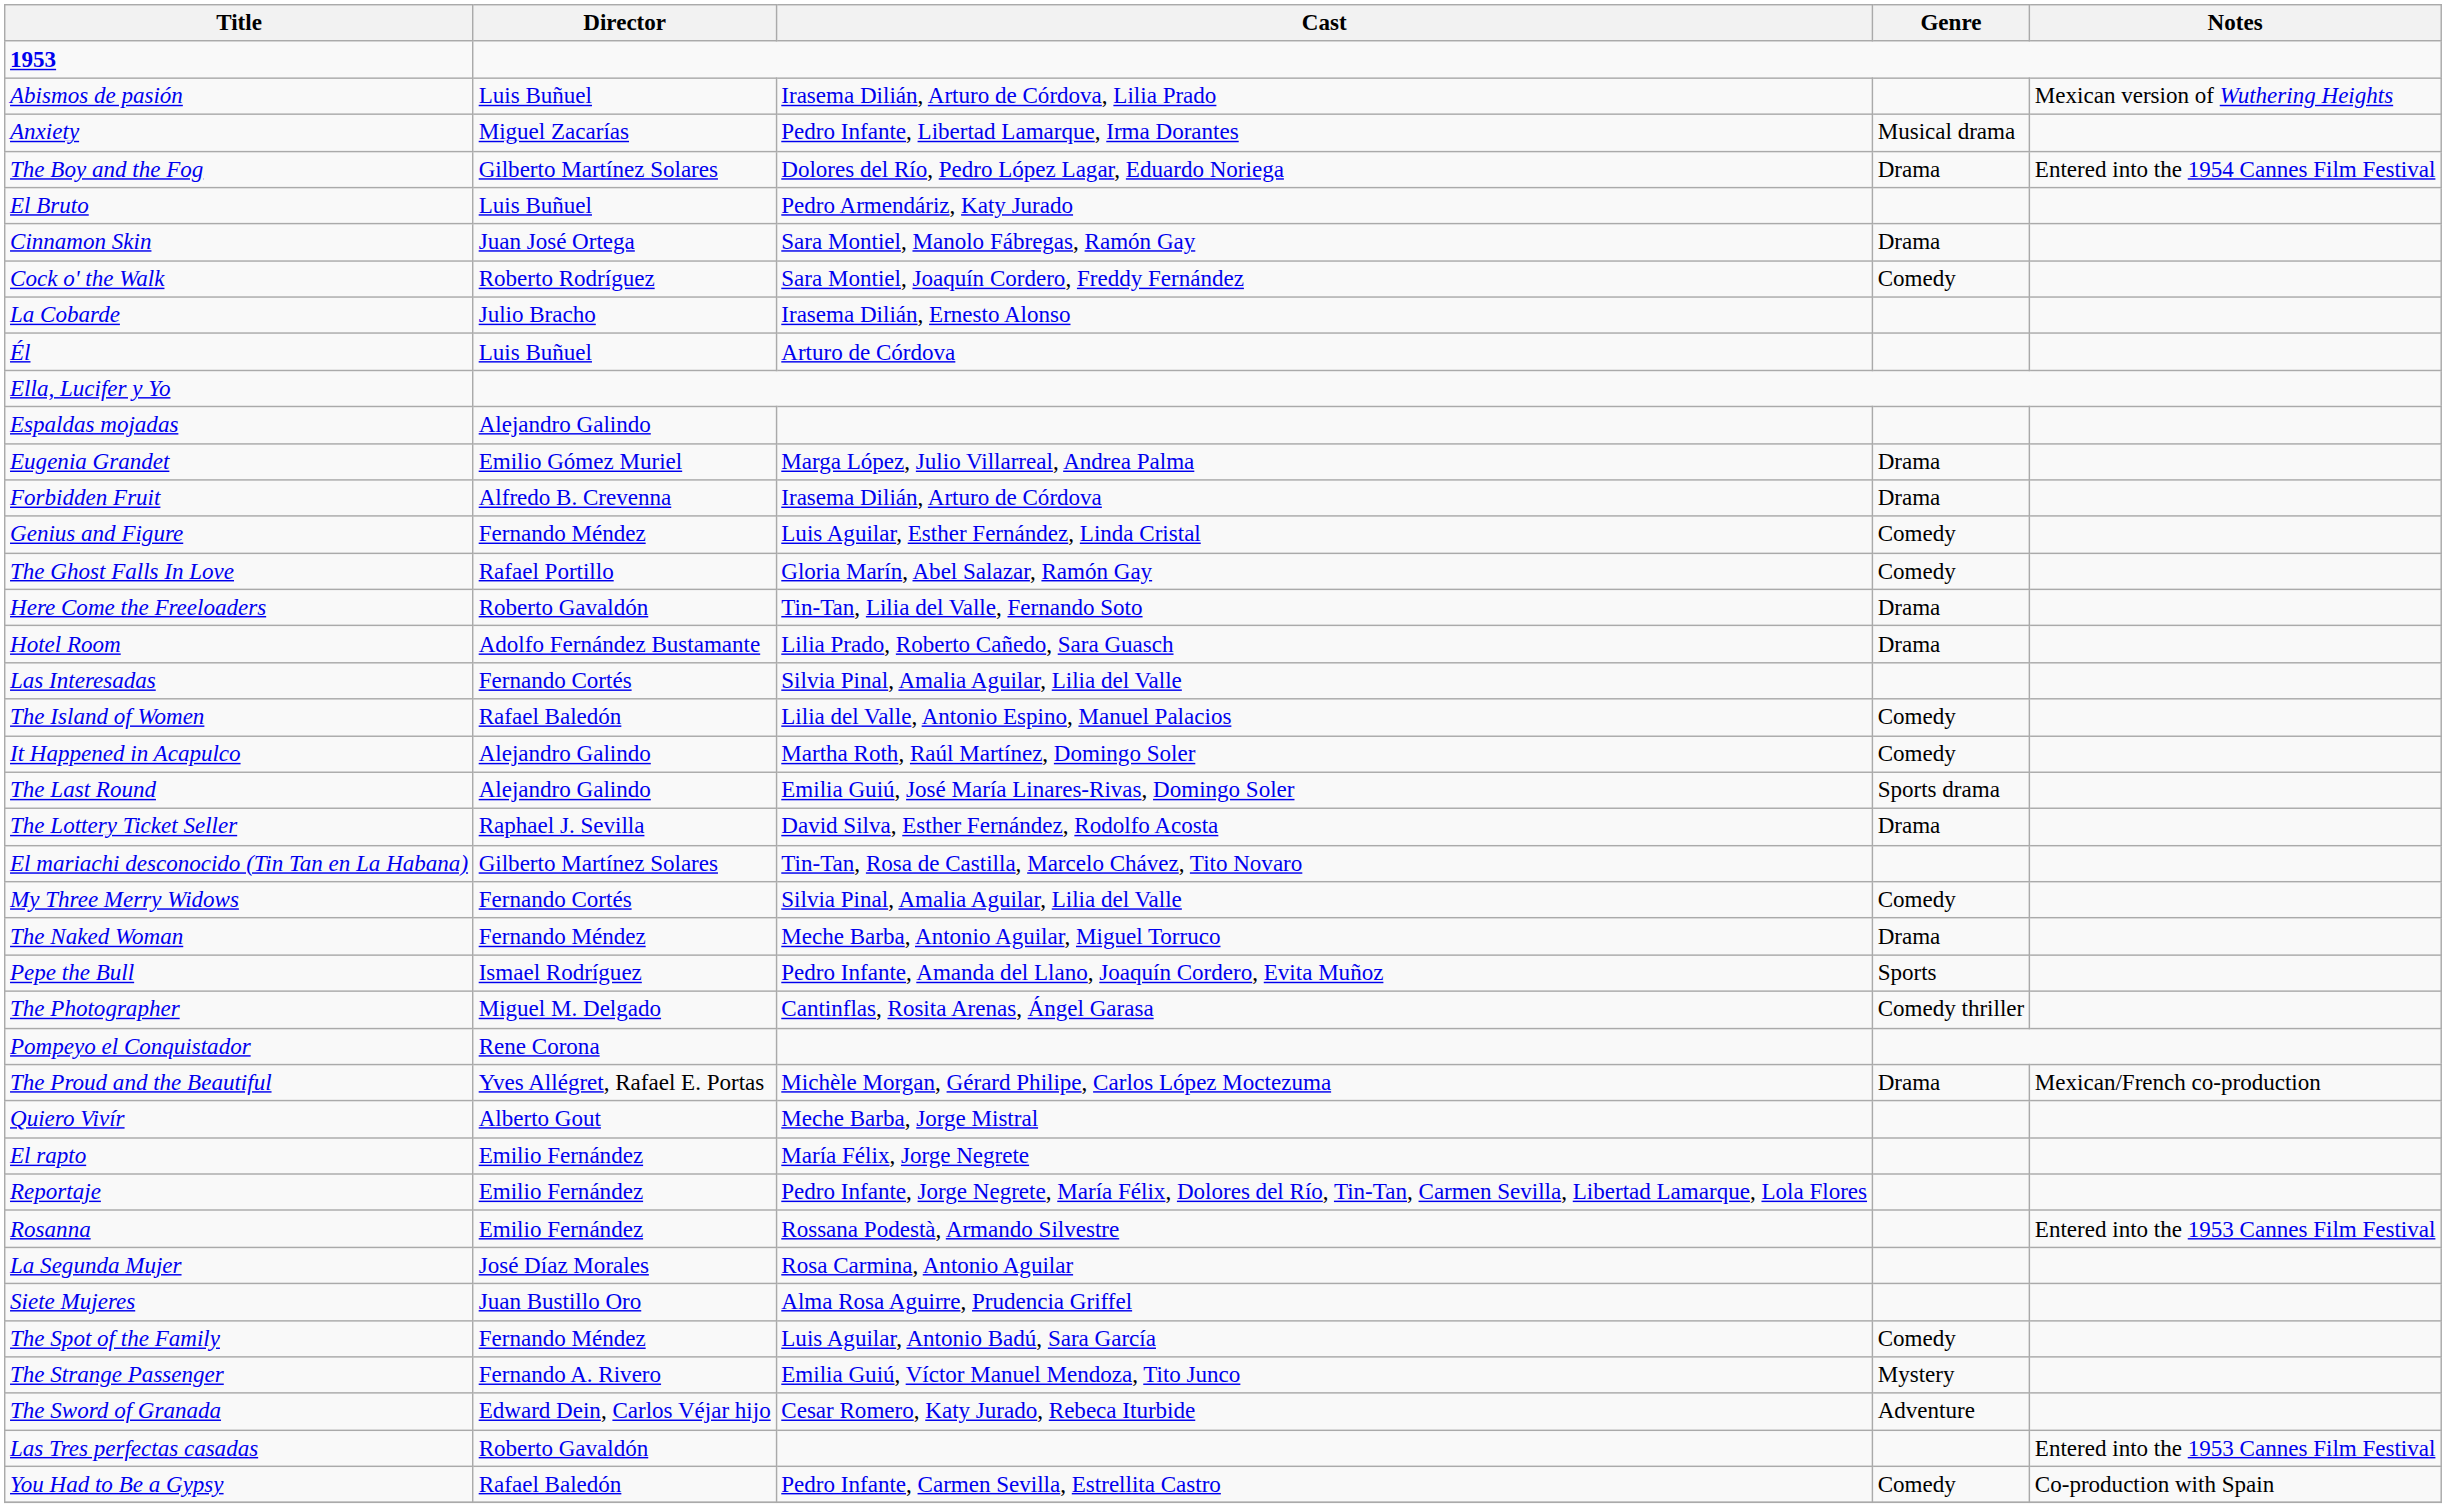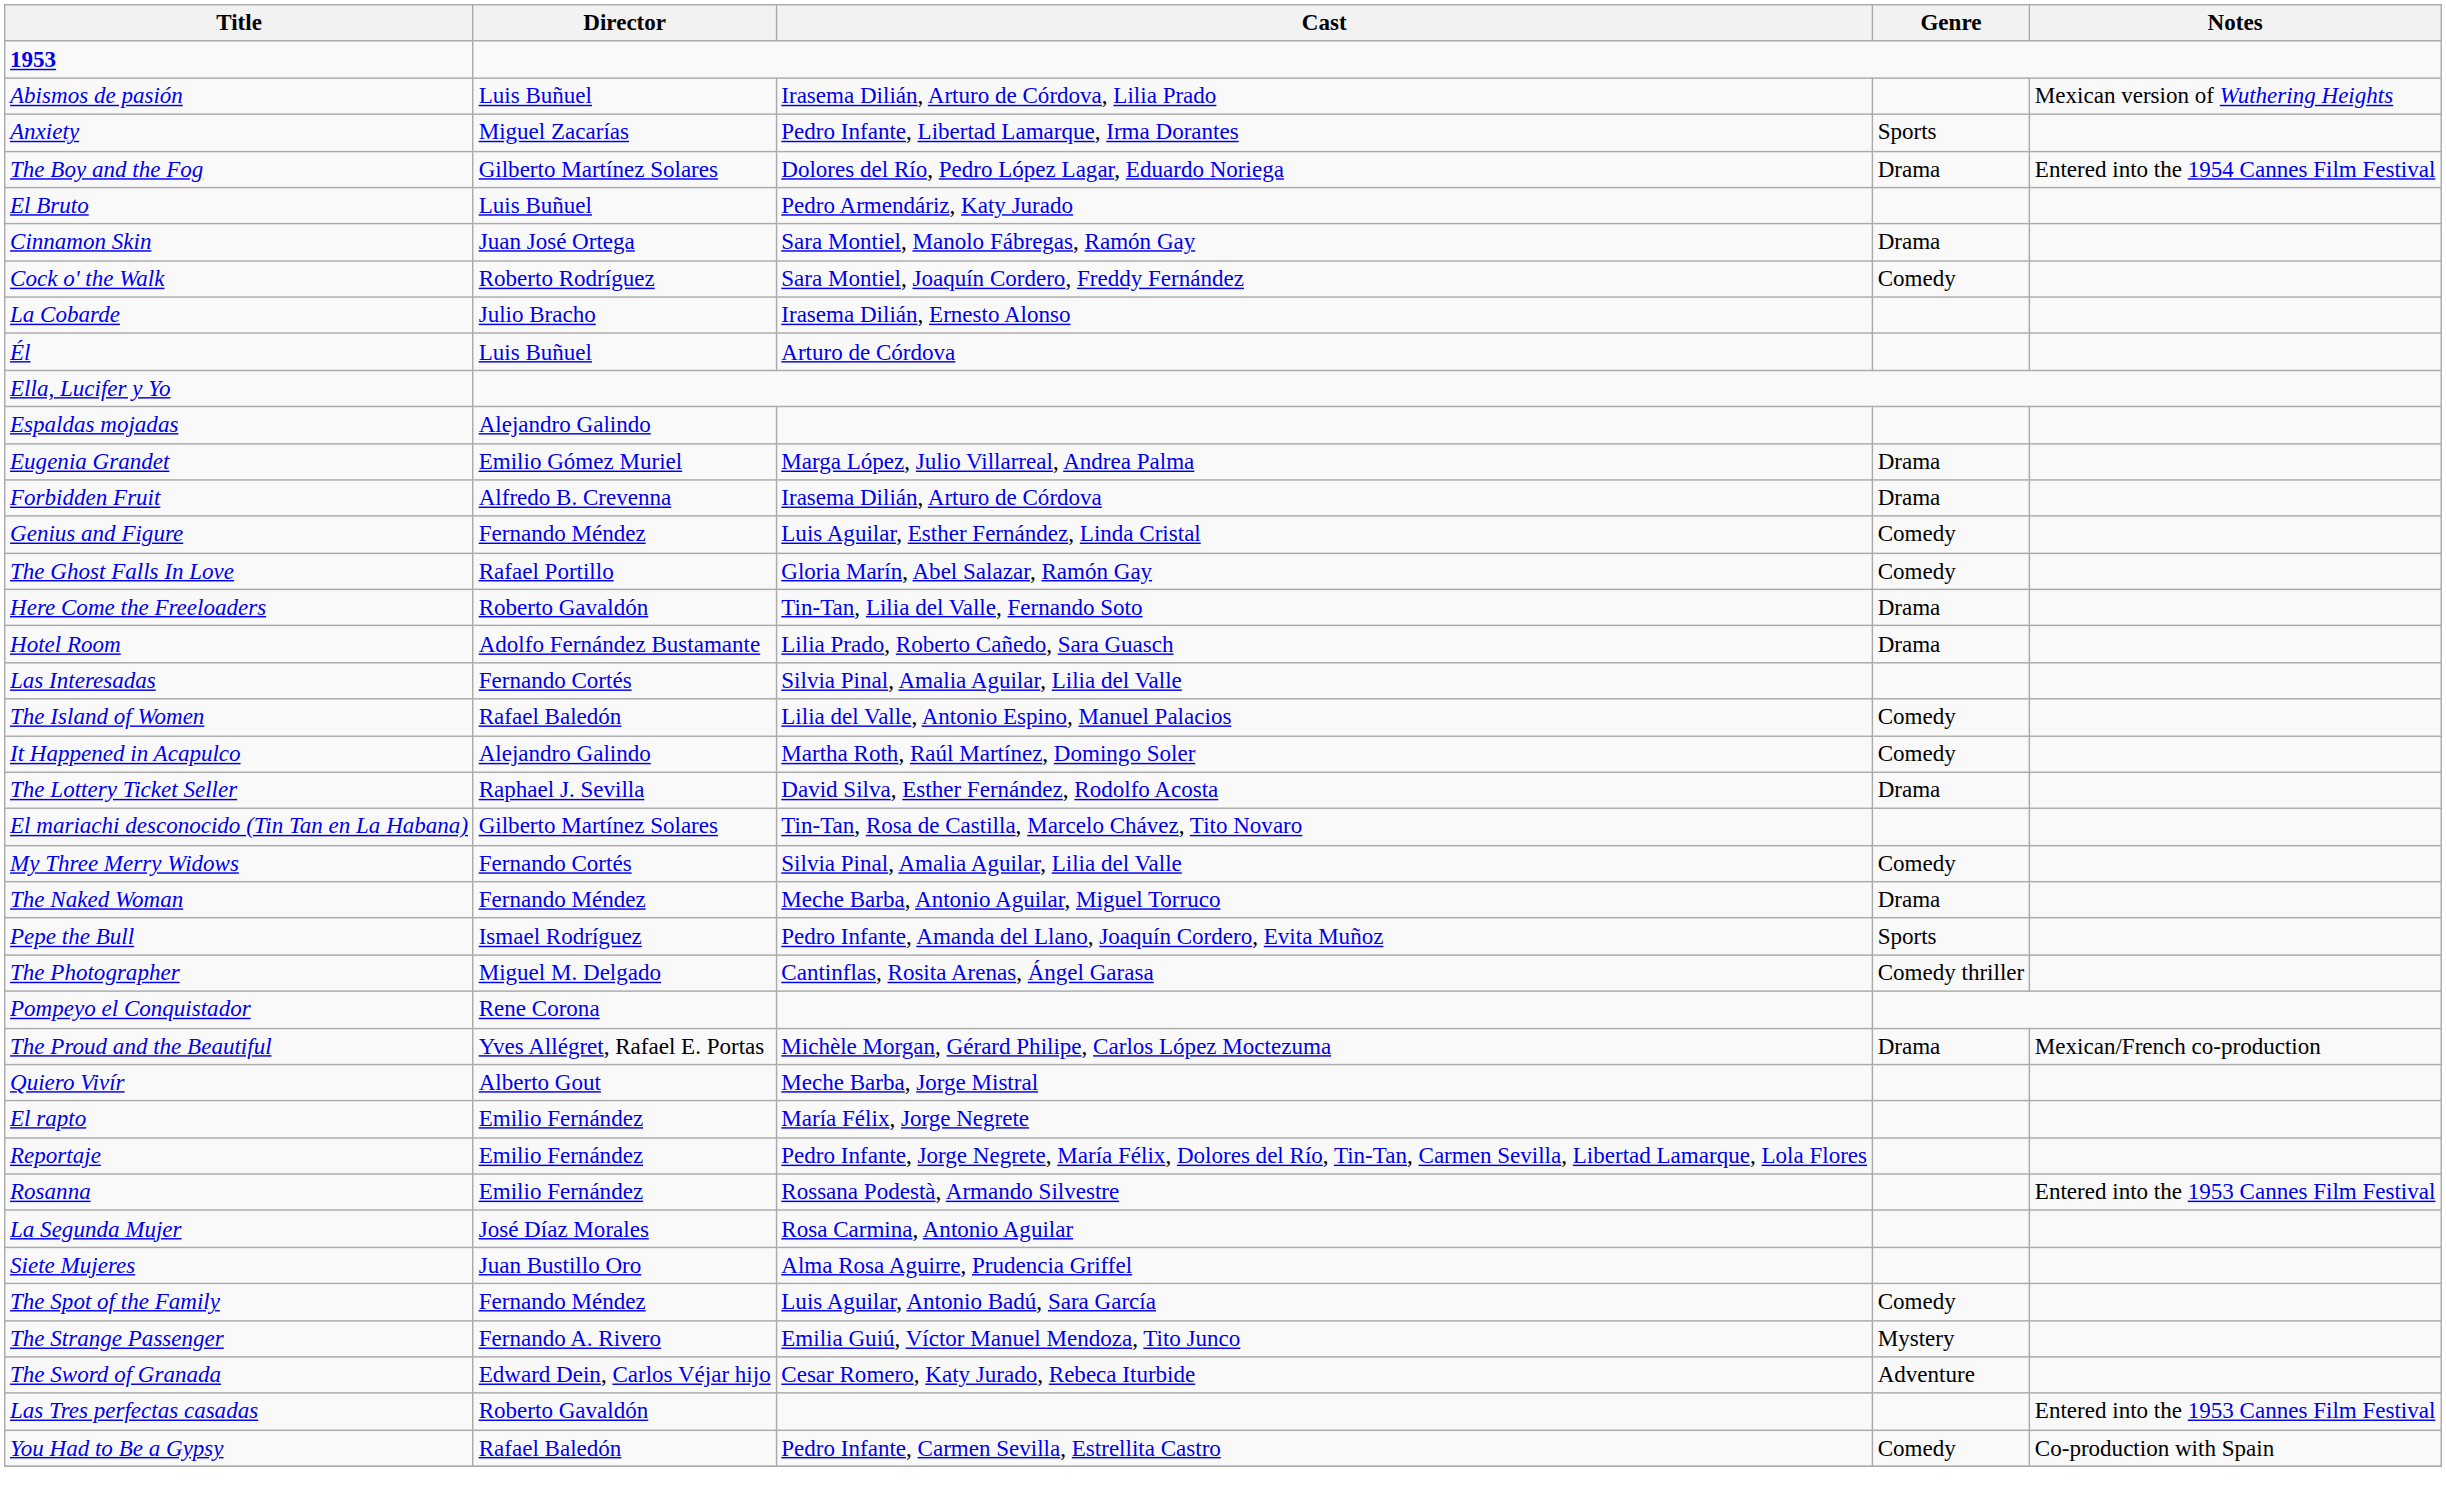(1946, 132) Musical drama -> (1907, 132) Sports
- row: (83, 790)
